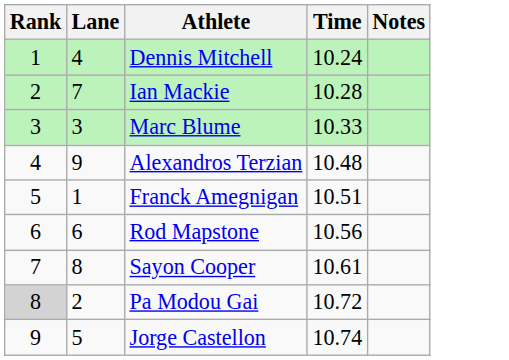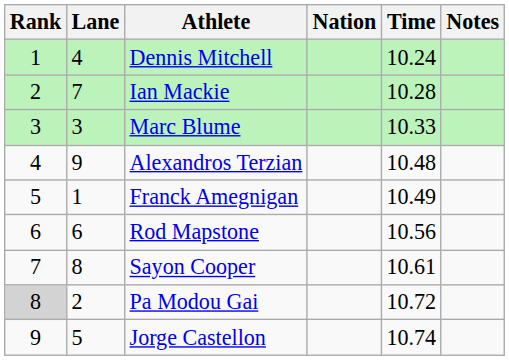+ column: (344, 22)
(337, 197) 10.51 -> (411, 197) 10.49
